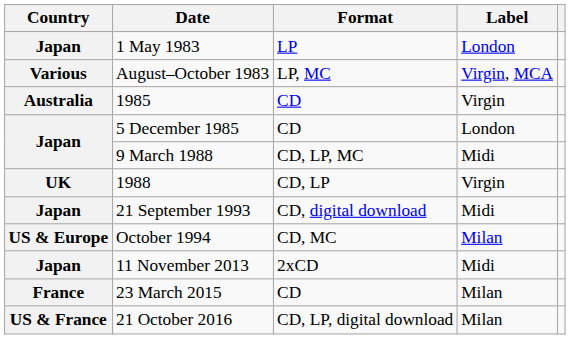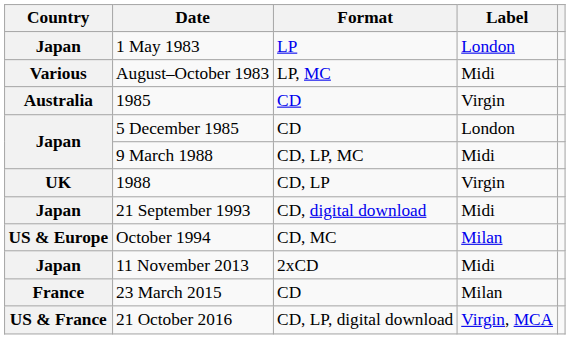(507, 73) Virgin, MCA -> (478, 73) Midi
(482, 319) Milan -> (507, 319) Virgin, MCA
